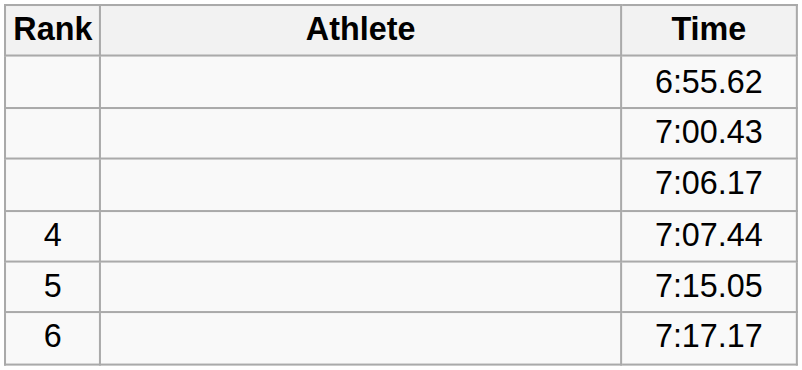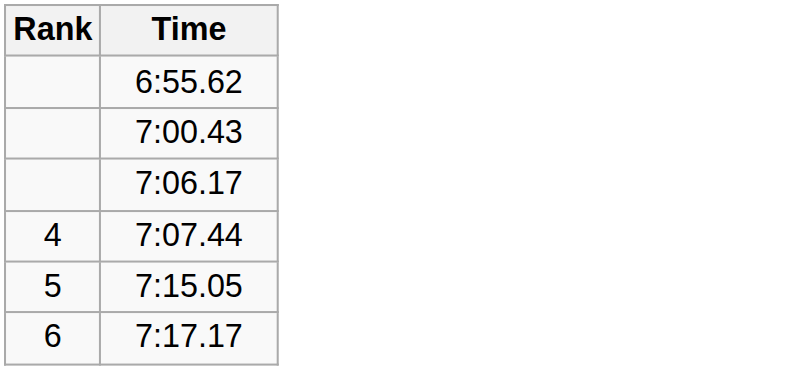- column: (361, 30)
